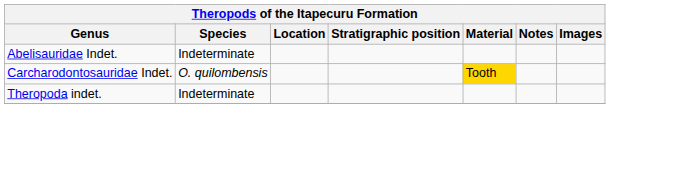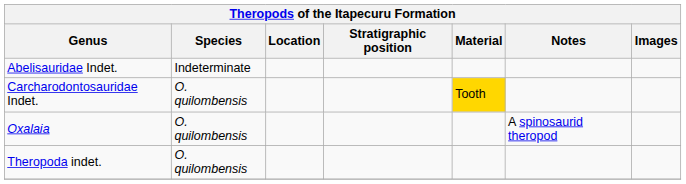+ row: (28, 128)
(216, 93) Indeterminate -> (211, 162) O. quilombensis
